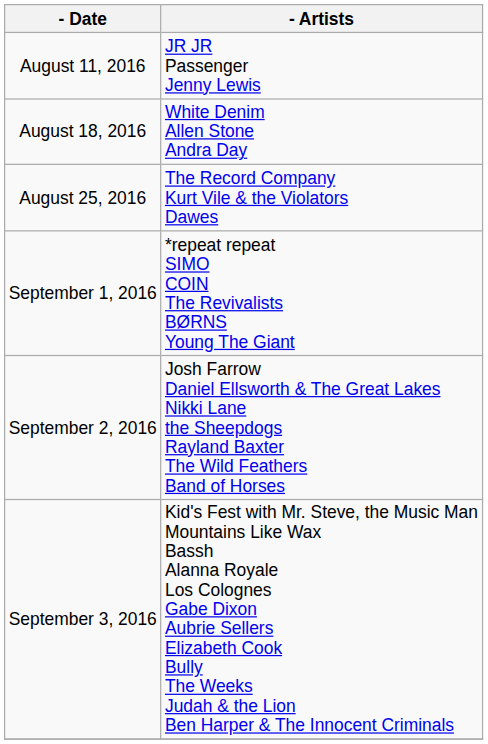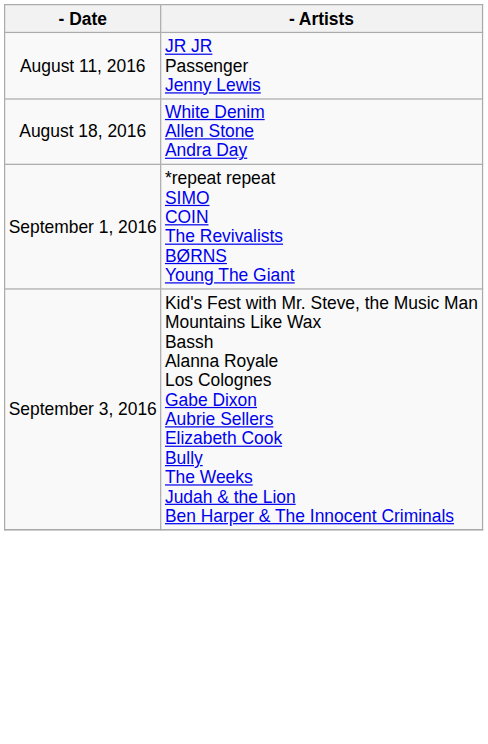- row: (83, 198)
- row: (83, 427)
